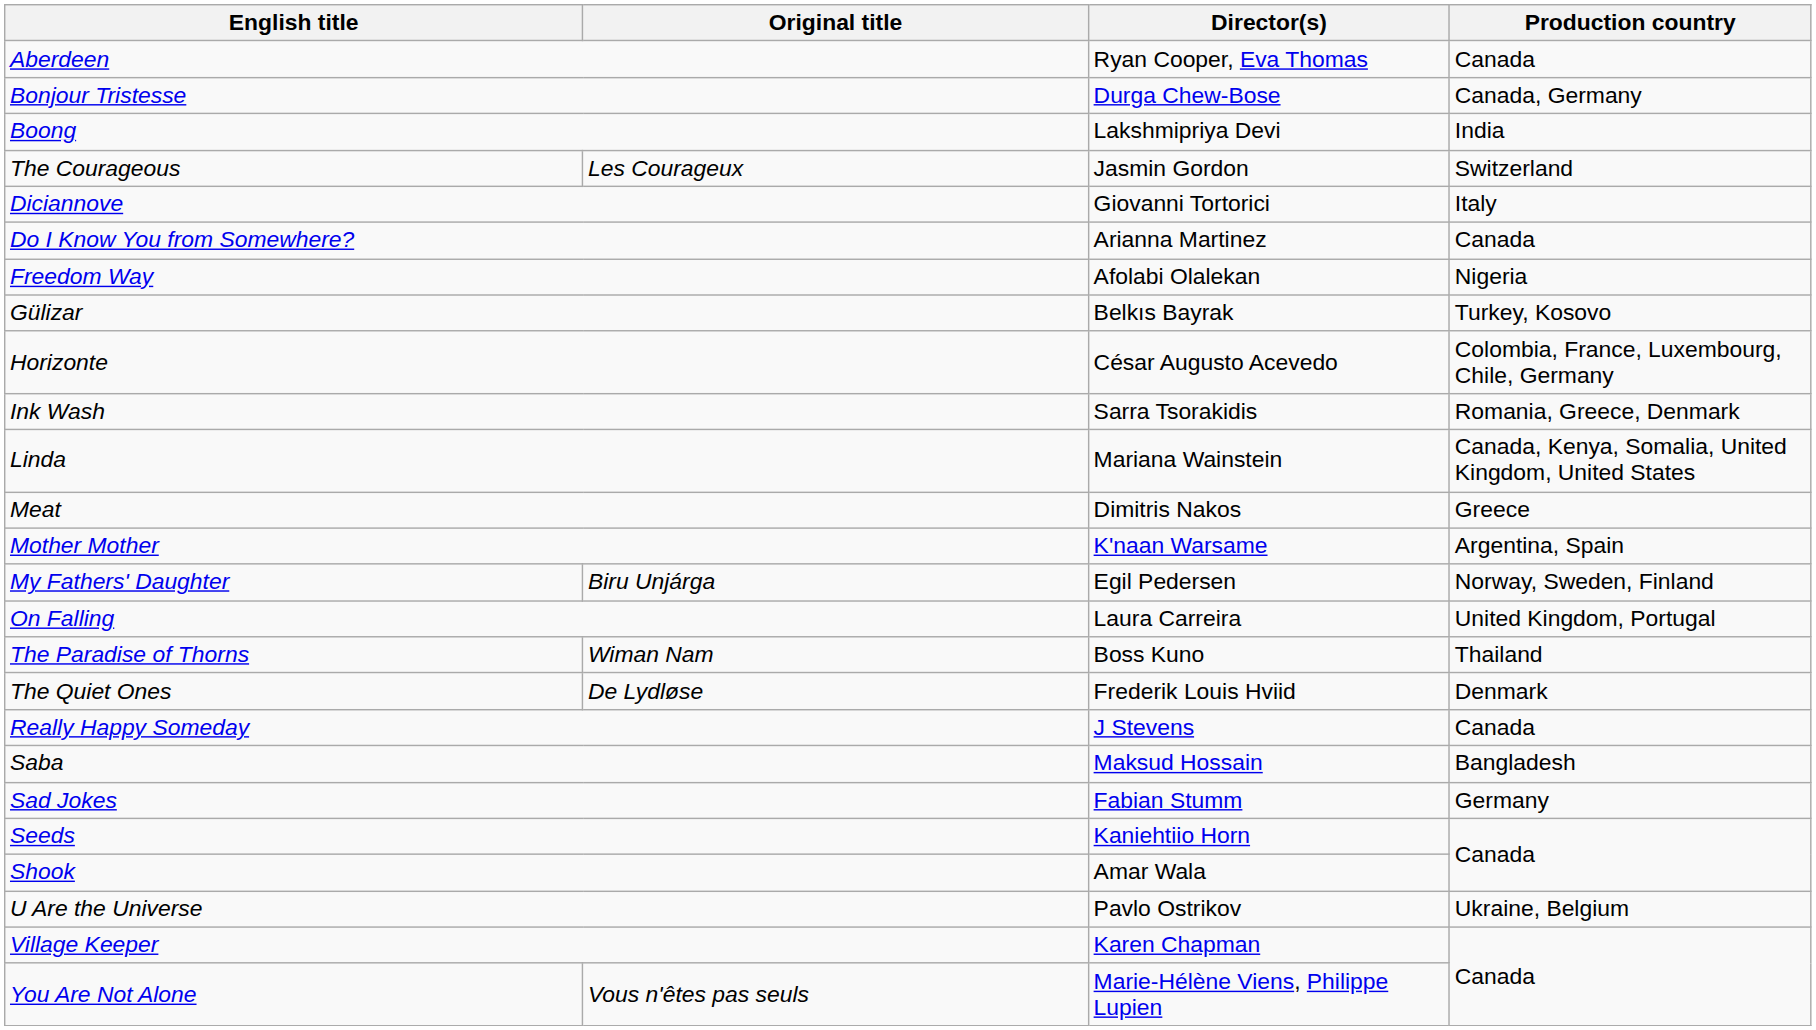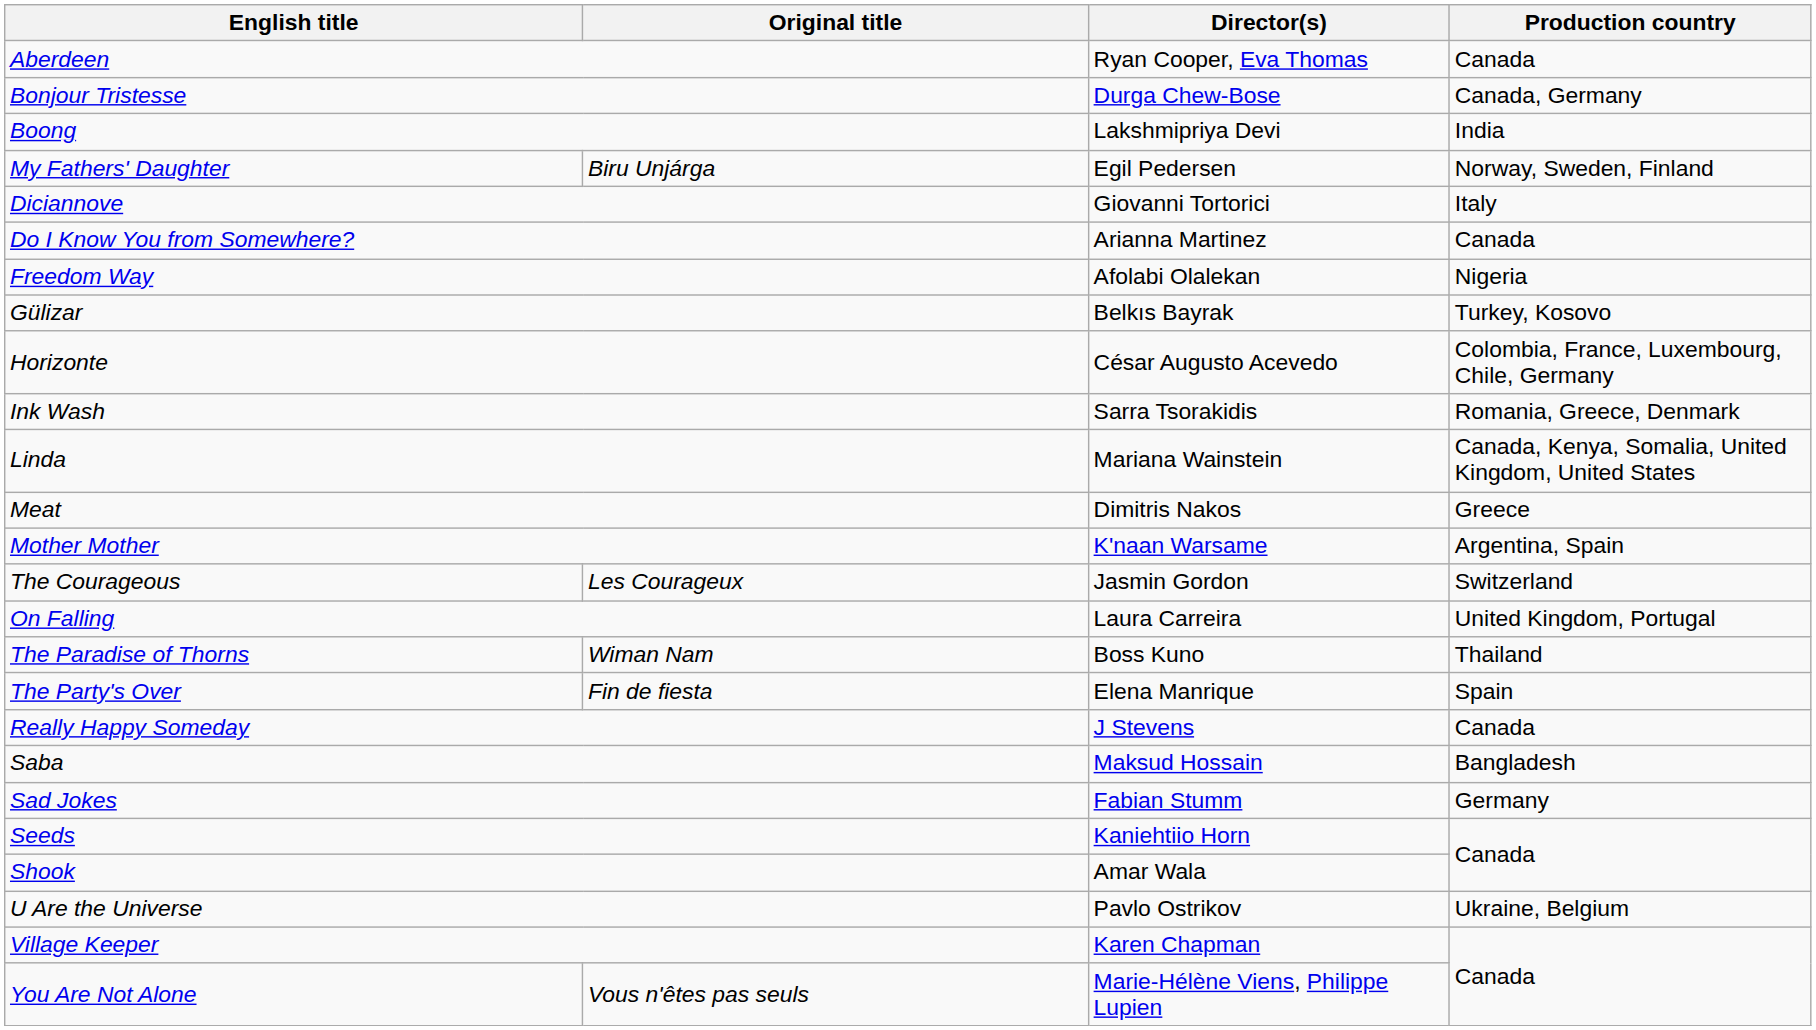rows swapped: (95, 167) <-> (120, 582)
+ row: (95, 690)
- row: (91, 690)
